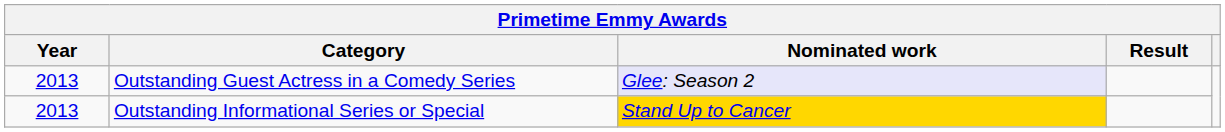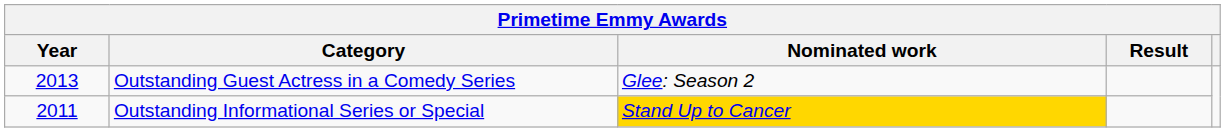(688, 80) lavender background -> (688, 80) no background
(57, 111) 2013 -> (57, 111) 2011
